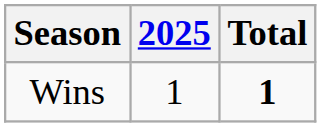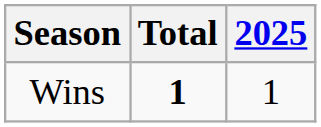columns swapped: (174, 33) <-> (267, 33)
